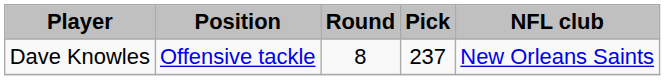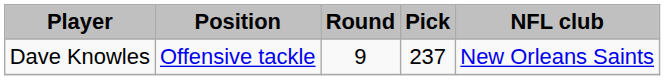(360, 56) 8 -> (360, 56) 9
